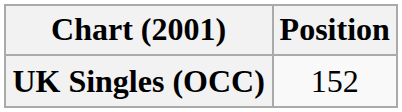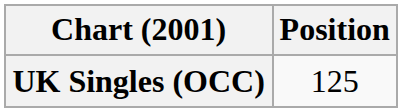(335, 80) 152 -> (335, 80) 125
